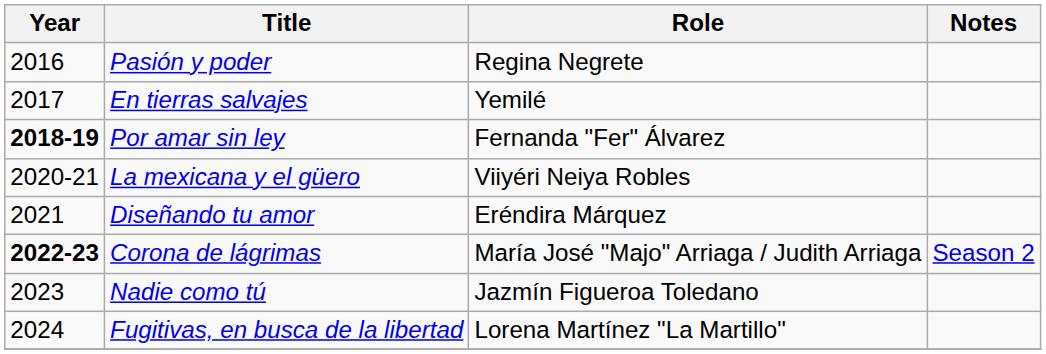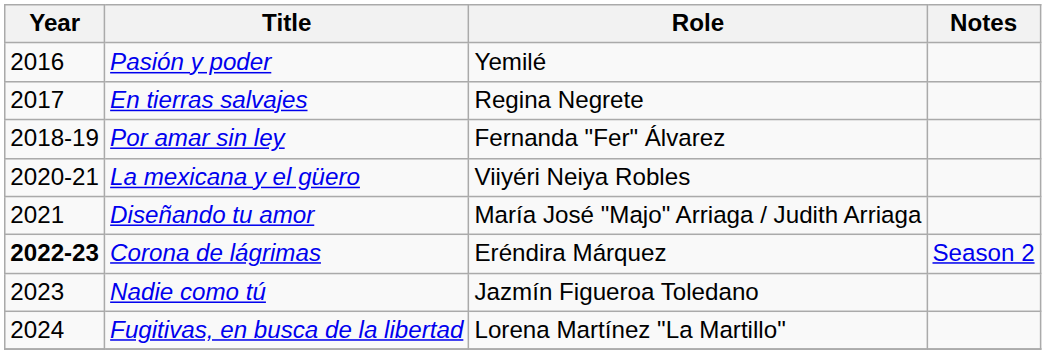(559, 61) Regina Negrete -> (510, 61) Yemilé
(510, 100) Yemilé -> (559, 100) Regina Negrete
(55, 138) bold -> (55, 138) normal
(570, 215) Eréndira Márquez -> (698, 215) María José "Majo" Arriaga / Judith Arriaga
(698, 253) María José "Majo" Arriaga / Judith Arriaga -> (570, 253) Eréndira Márquez
